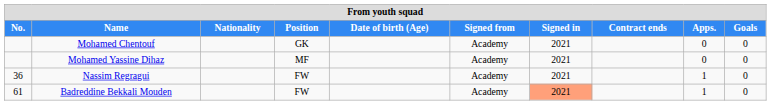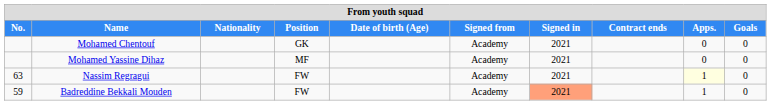(18, 76) 36 -> (18, 76) 63
(704, 76) no background -> (704, 76) lightyellow background
(18, 92) 61 -> (18, 92) 59
